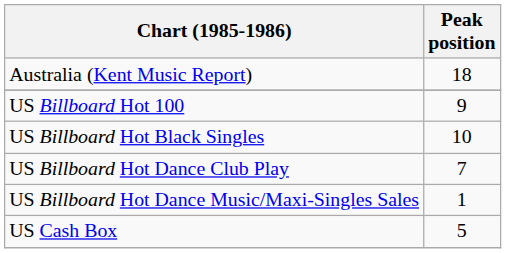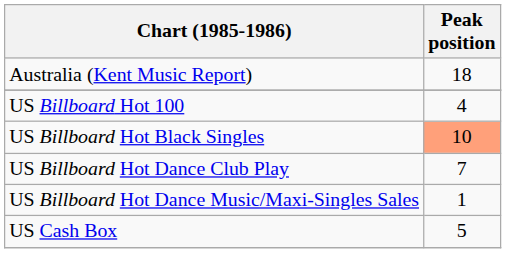(462, 105) 9 -> (462, 105) 4
(462, 136) no background -> (462, 136) lightsalmon background
